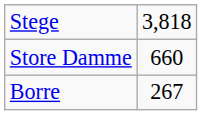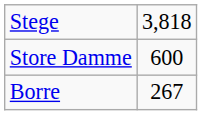(167, 57) 660 -> (167, 57) 600
